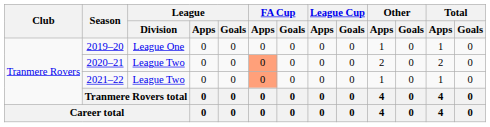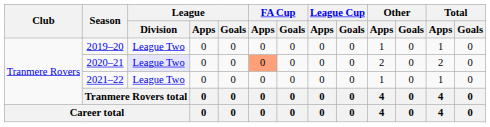(159, 46) League One -> (159, 46) League Two
(159, 63) no background -> (159, 63) lavender background
(263, 79) lightsalmon background -> (263, 79) no background
